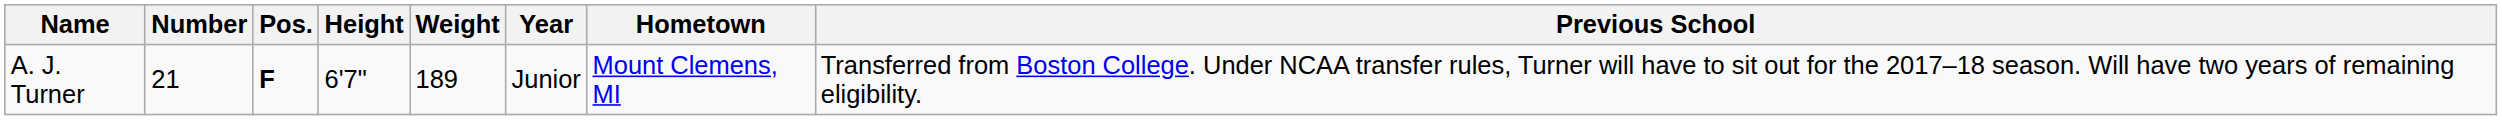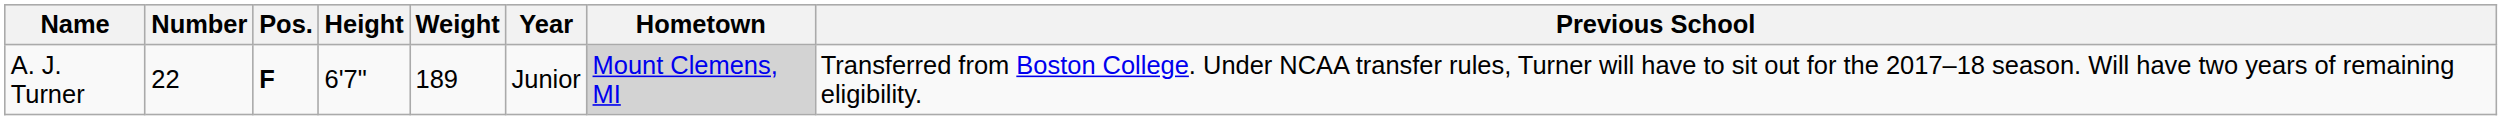(165, 79) 21 -> (165, 79) 22
(685, 79) no background -> (685, 79) lightgrey background
